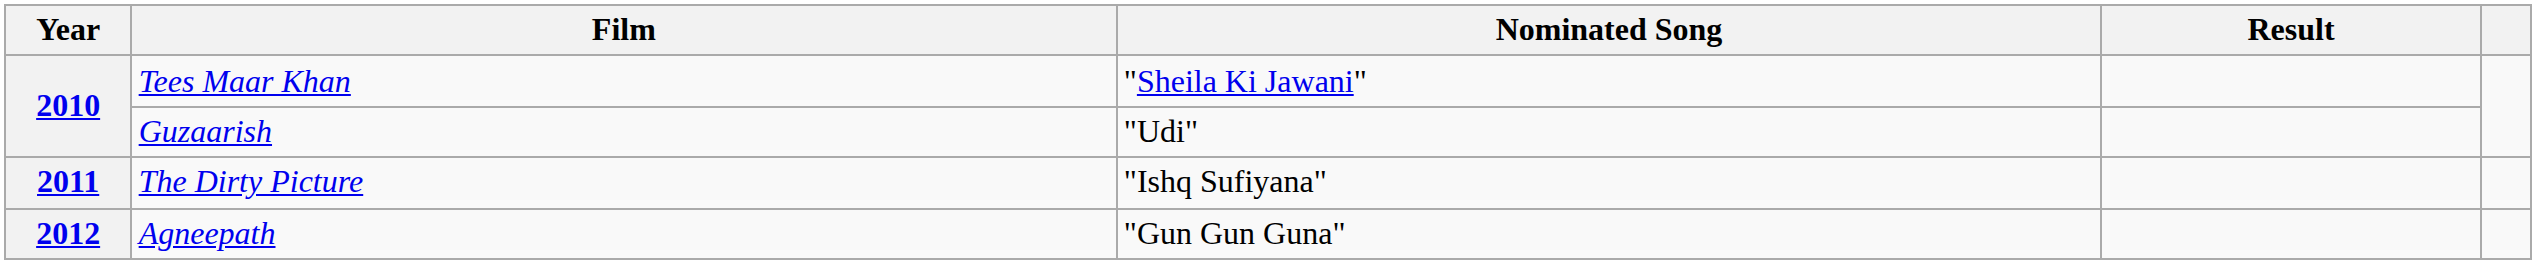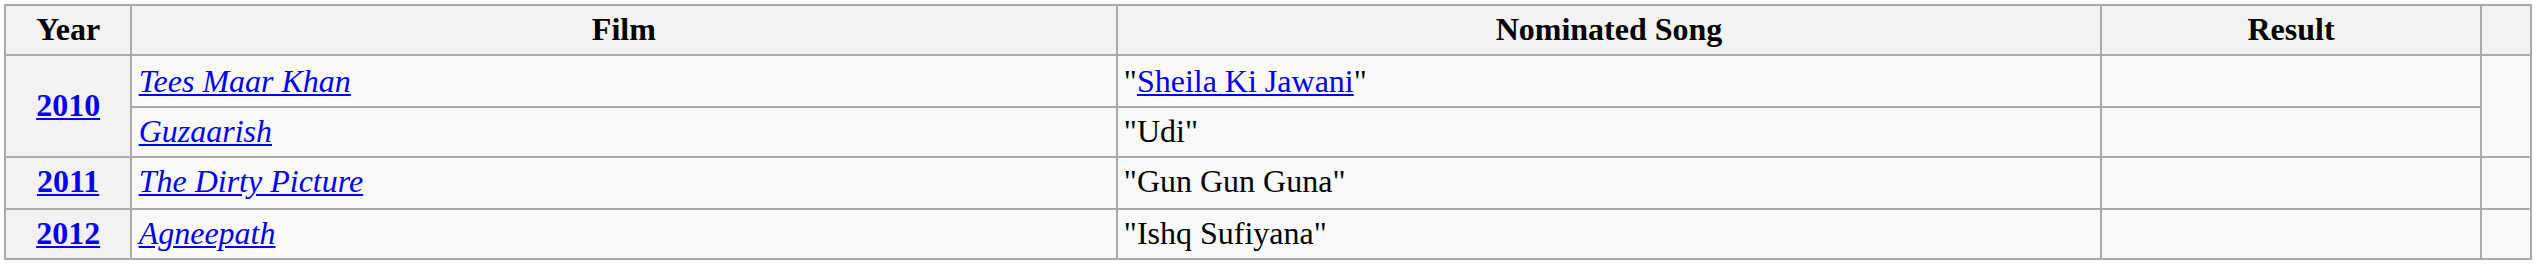(1225, 182) "Ishq Sufiyana" -> (1235, 182) "Gun Gun Guna"
(1235, 232) "Gun Gun Guna" -> (1225, 232) "Ishq Sufiyana"
